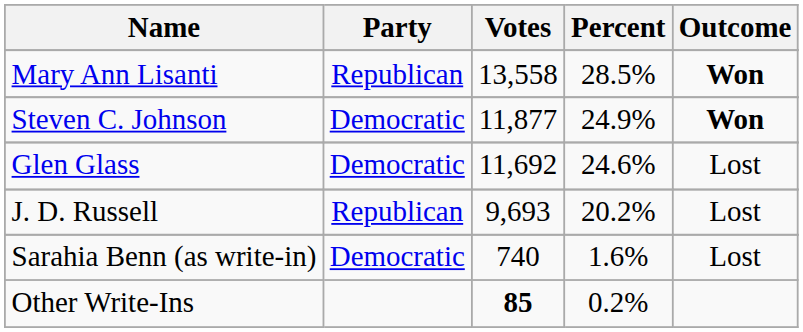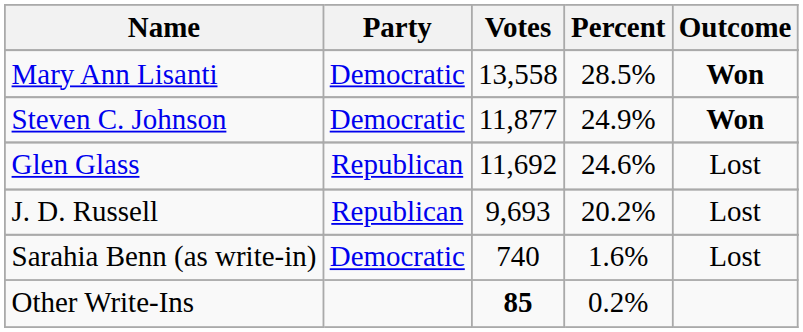(397, 73) Republican -> (397, 73) Democratic
(397, 165) Democratic -> (397, 165) Republican
